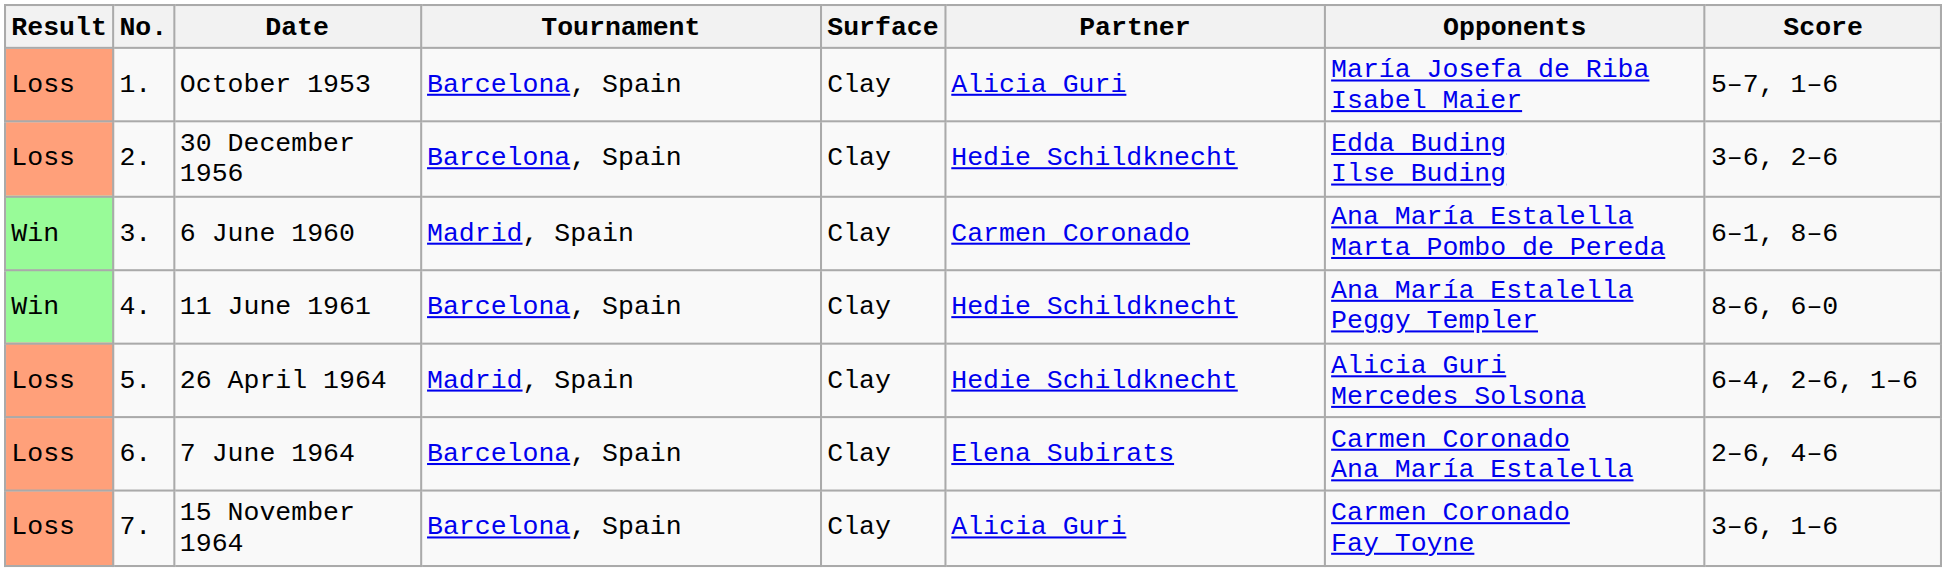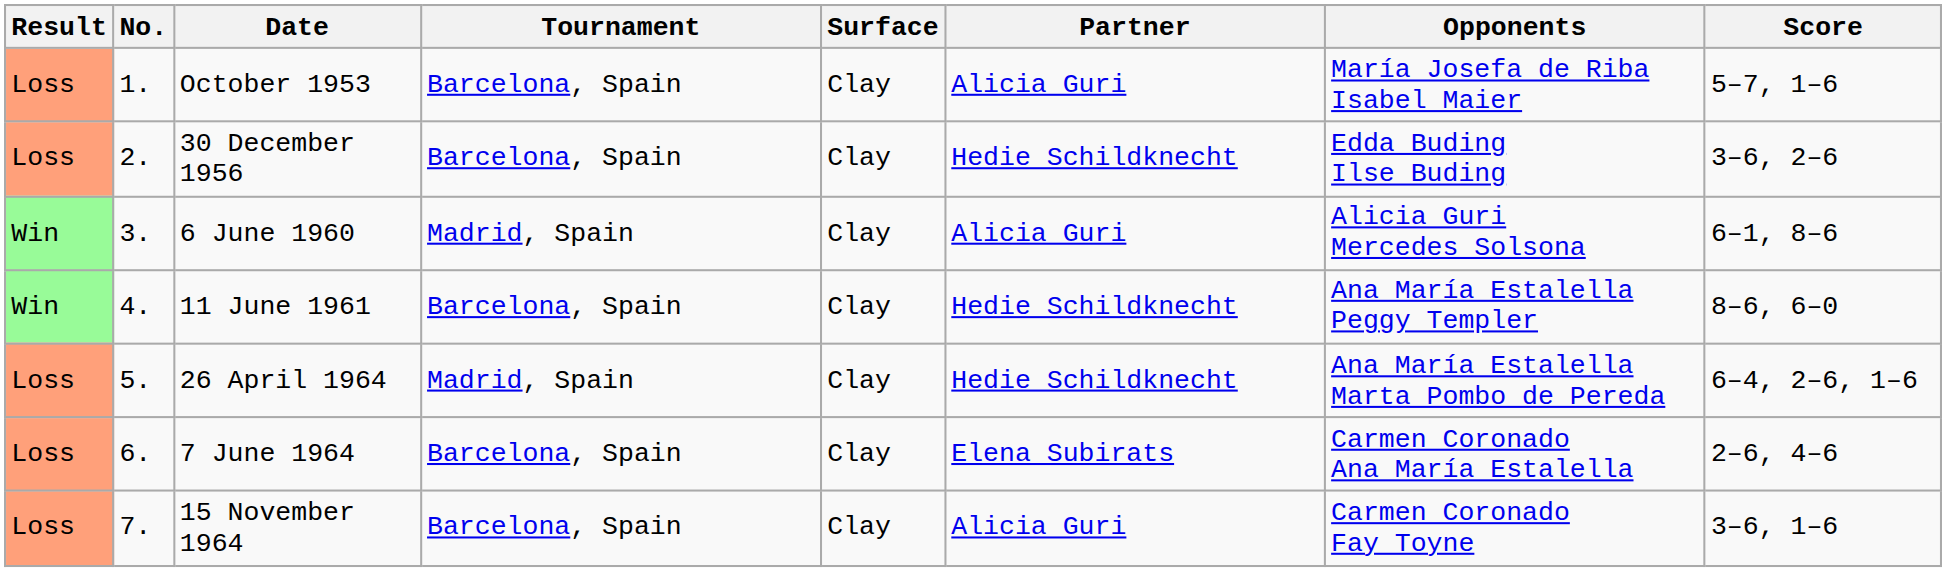(1071, 233) Carmen Coronado -> (1039, 233) Alicia Guri
(1498, 233) Ana María Estalella Marta Pombo de Pereda -> (1458, 233) Alicia Guri Mercedes Solsona
(1458, 380) Alicia Guri Mercedes Solsona -> (1498, 380) Ana María Estalella Marta Pombo de Pereda
